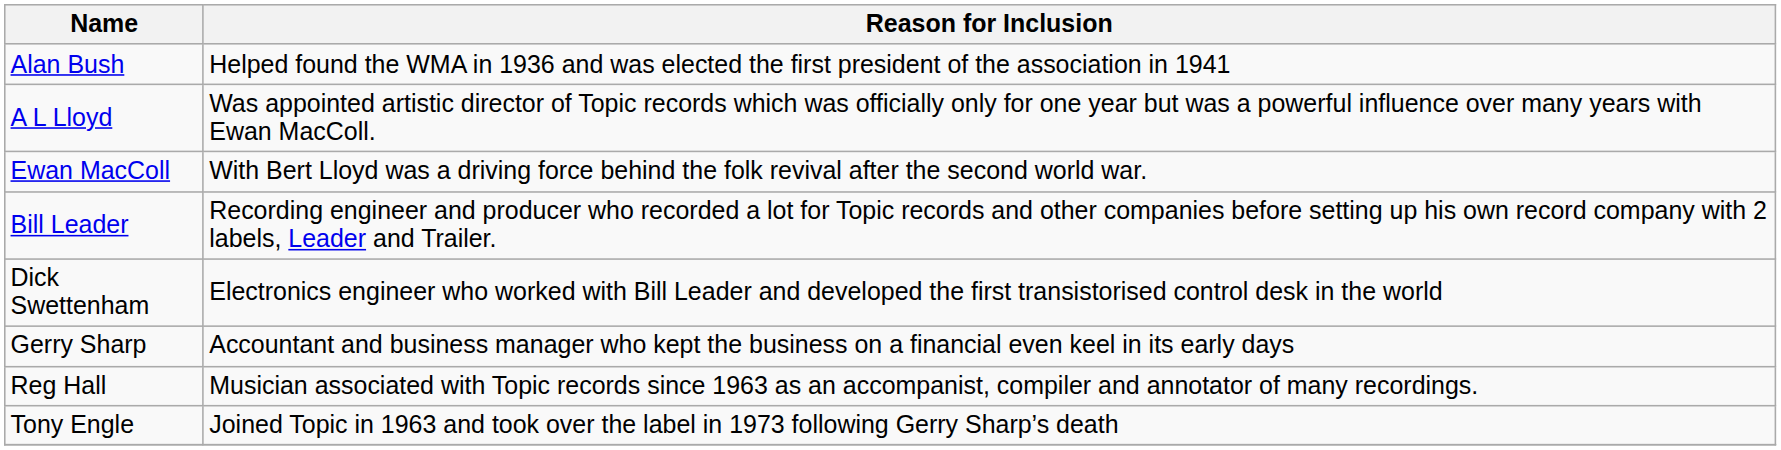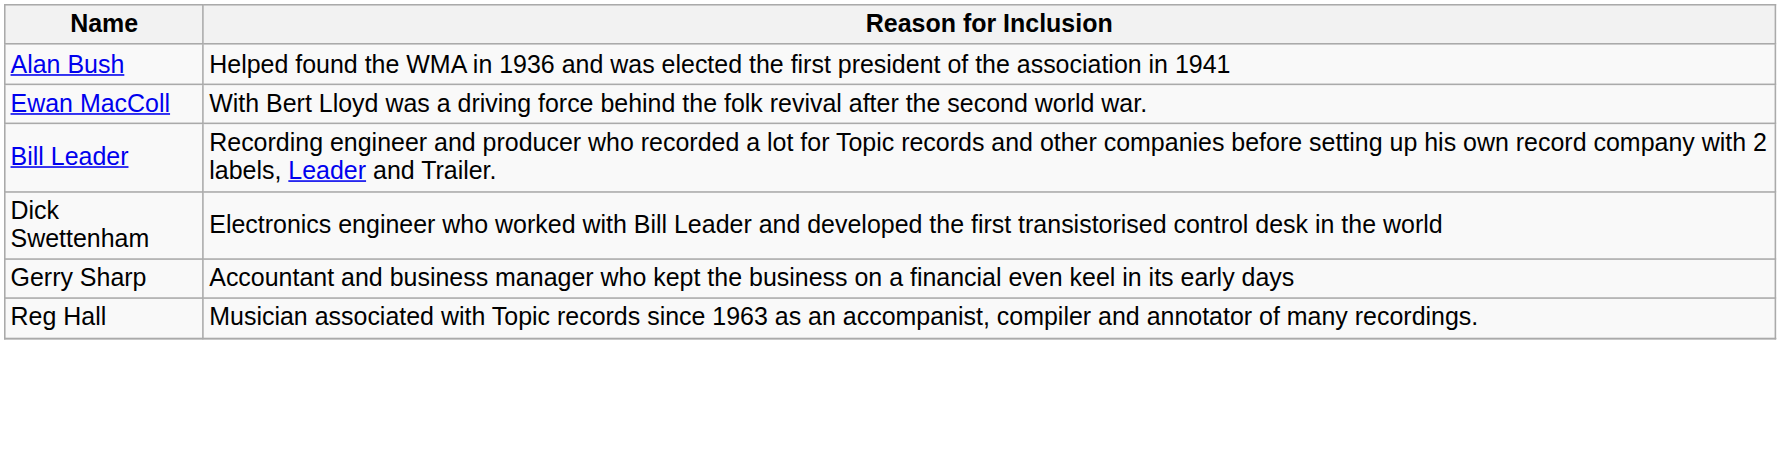- row: (61, 117)
- row: (72, 425)
